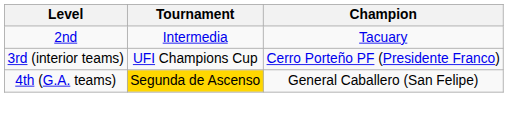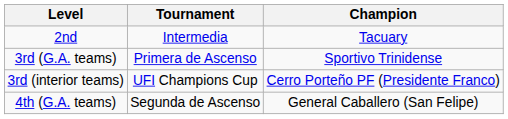+ row: (66, 59)
(195, 80) gold background -> (195, 102) no background
